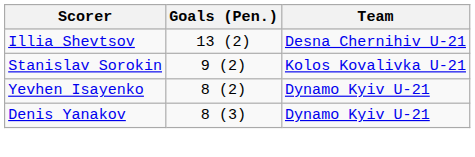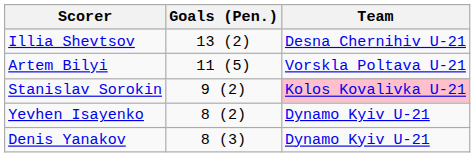+ row: (58, 66)
(375, 66) no background -> (375, 91) pink background
